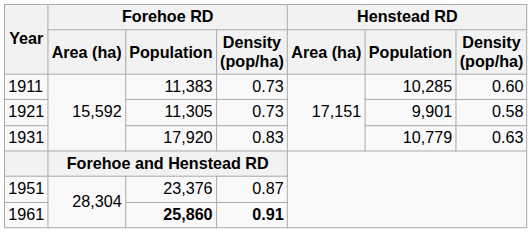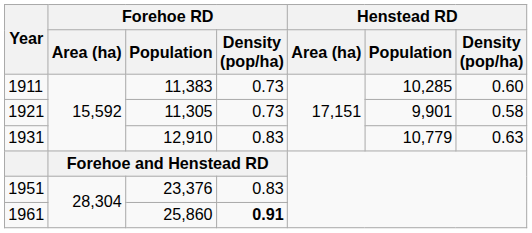(188, 138) 17,920 -> (188, 138) 12,910
(268, 189) 0.87 -> (268, 189) 0.83
(188, 214) bold -> (188, 214) normal
